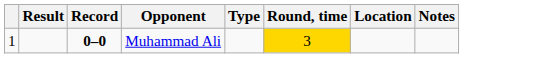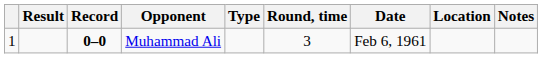+ column: (390, 16)
(307, 40) gold background -> (307, 40) no background
